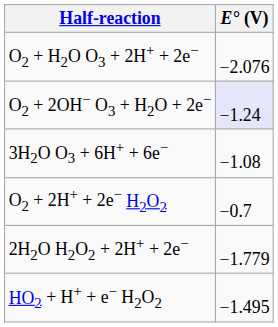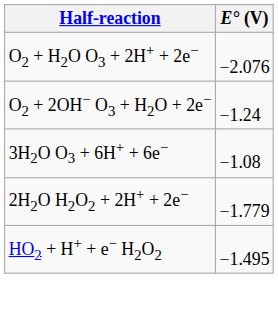(240, 114) lavender background -> (240, 114) no background
- row: (88, 201)
